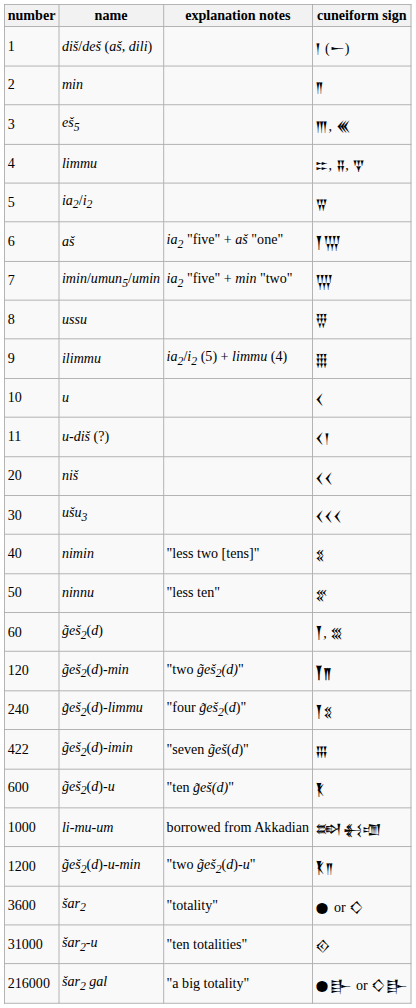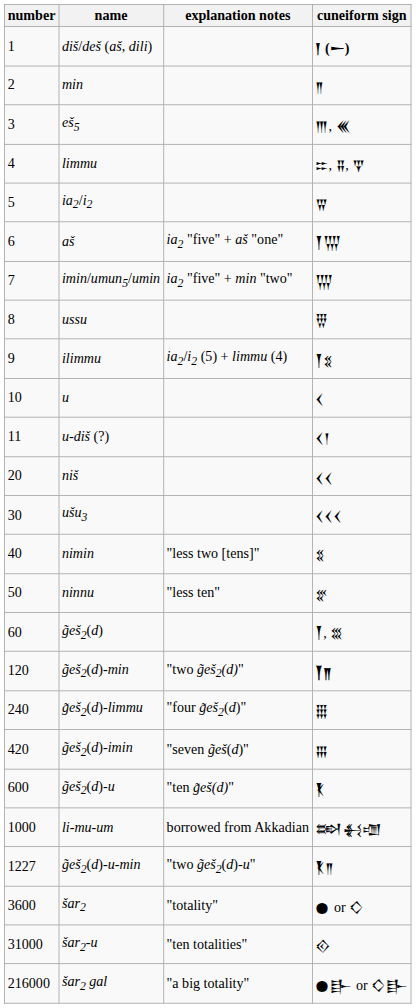(332, 48) normal -> (332, 48) bold
(322, 360) 𒑆 -> (324, 360) 𒐕𒐏
(324, 712) 𒐕𒐏 -> (322, 712) 𒑆
(18, 749) 422 -> (18, 749) 420
(22, 866) 1200 -> (22, 866) 1227
